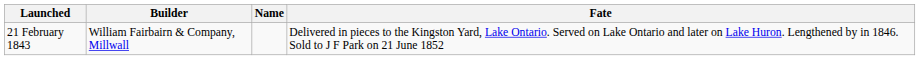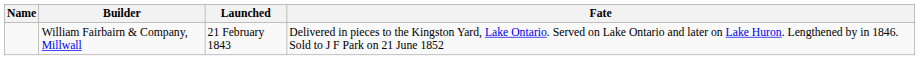columns swapped: (269, 13) <-> (45, 13)
